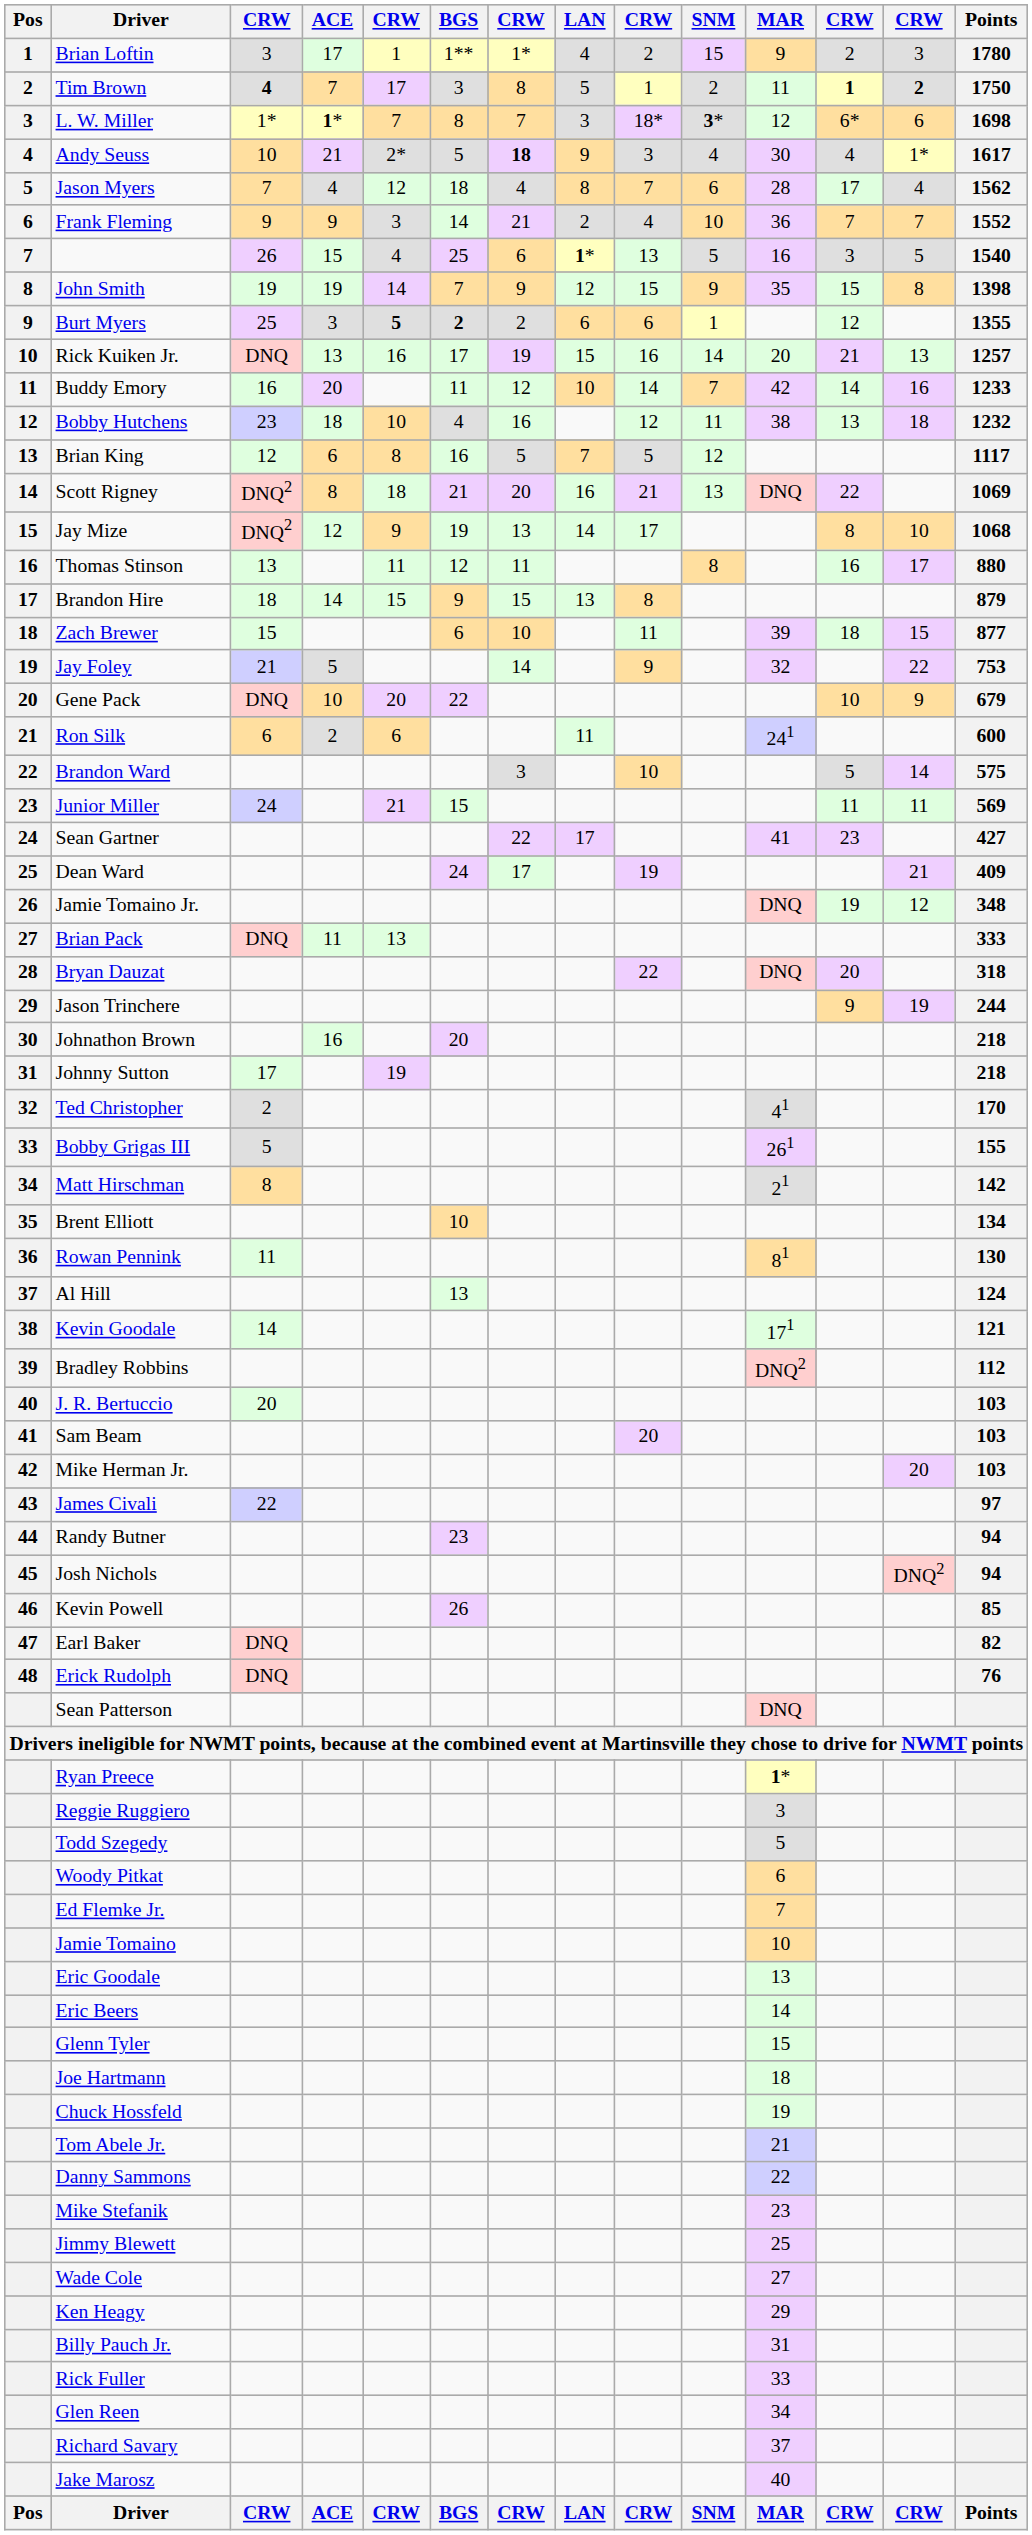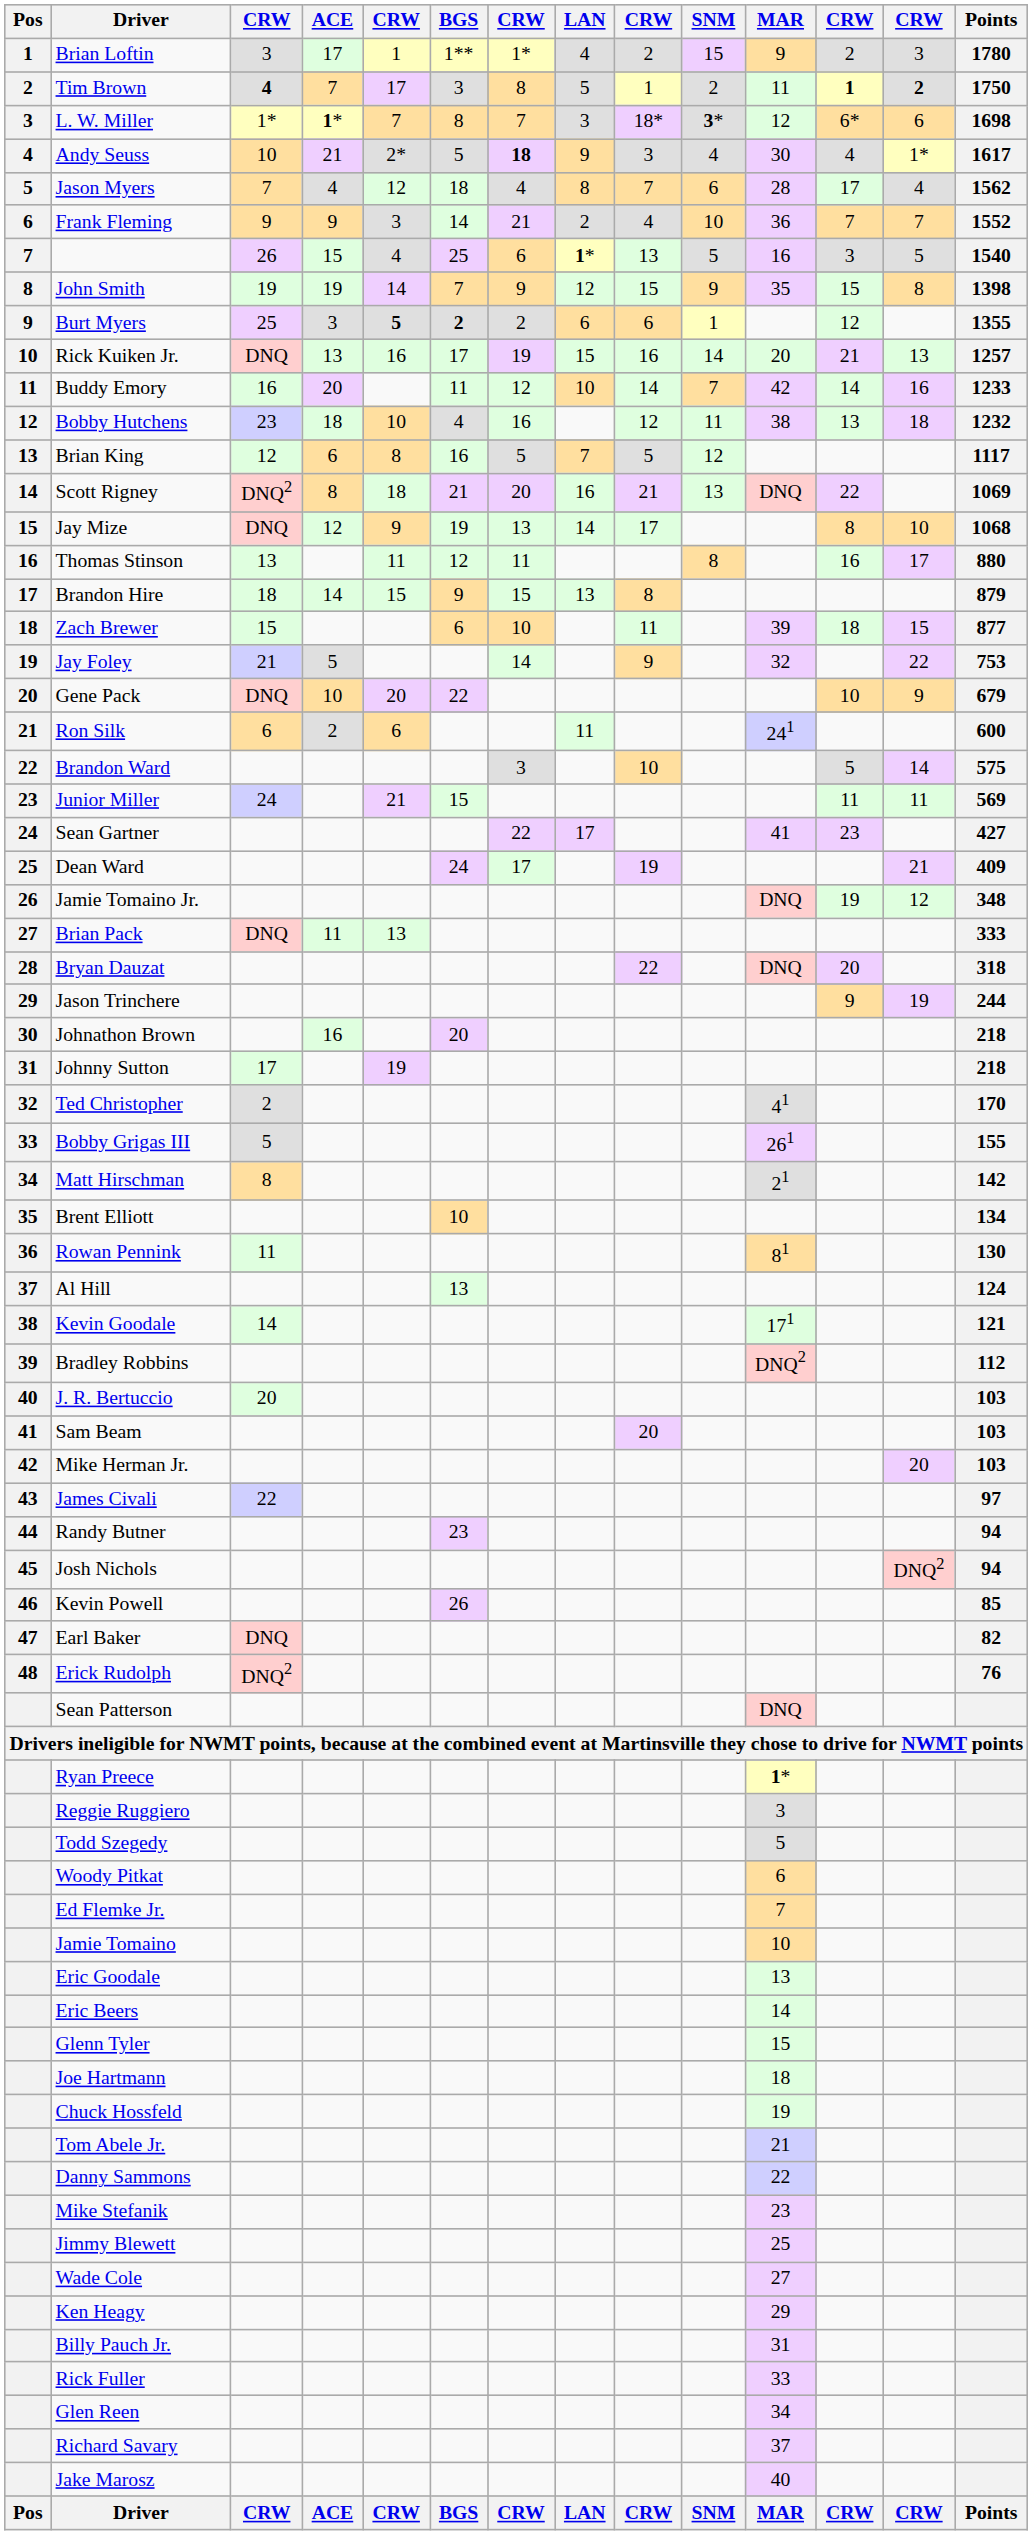(267, 530) DNQ2 -> (267, 528) DNQ
(267, 1676) DNQ -> (267, 1674) DNQ2
